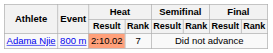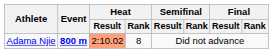(73, 41) normal -> (74, 41) bold
(138, 41) 7 -> (139, 41) 8
